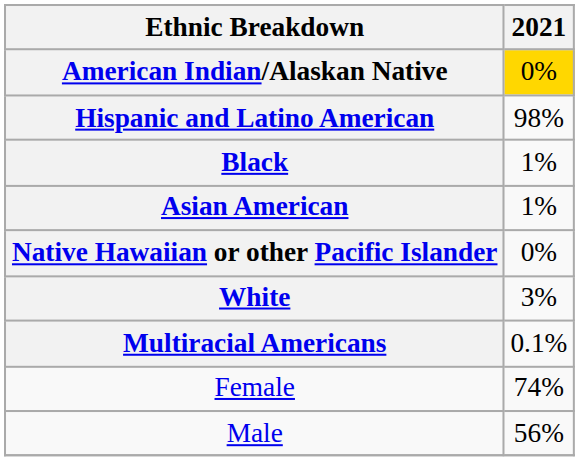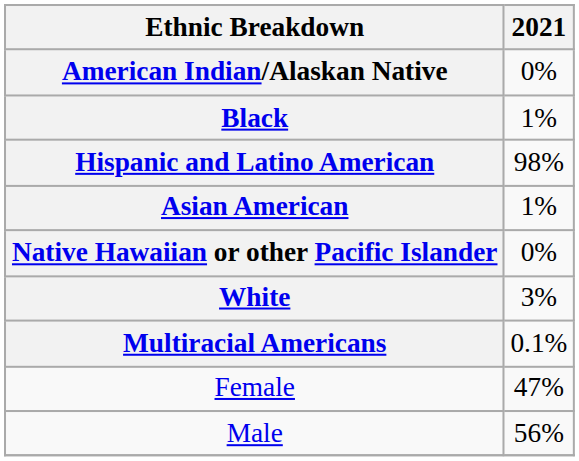(539, 72) gold background -> (539, 72) no background
rows swapped: (255, 117) <-> (255, 162)
(539, 387) 74% -> (539, 387) 47%
